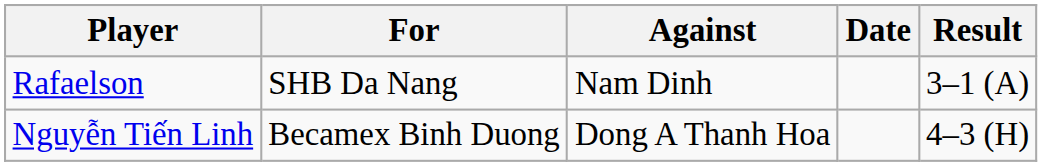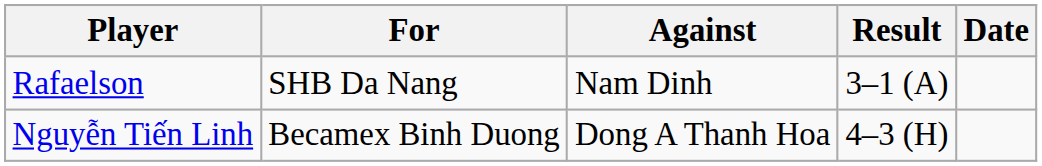columns swapped: (978, 30) <-> (878, 30)
